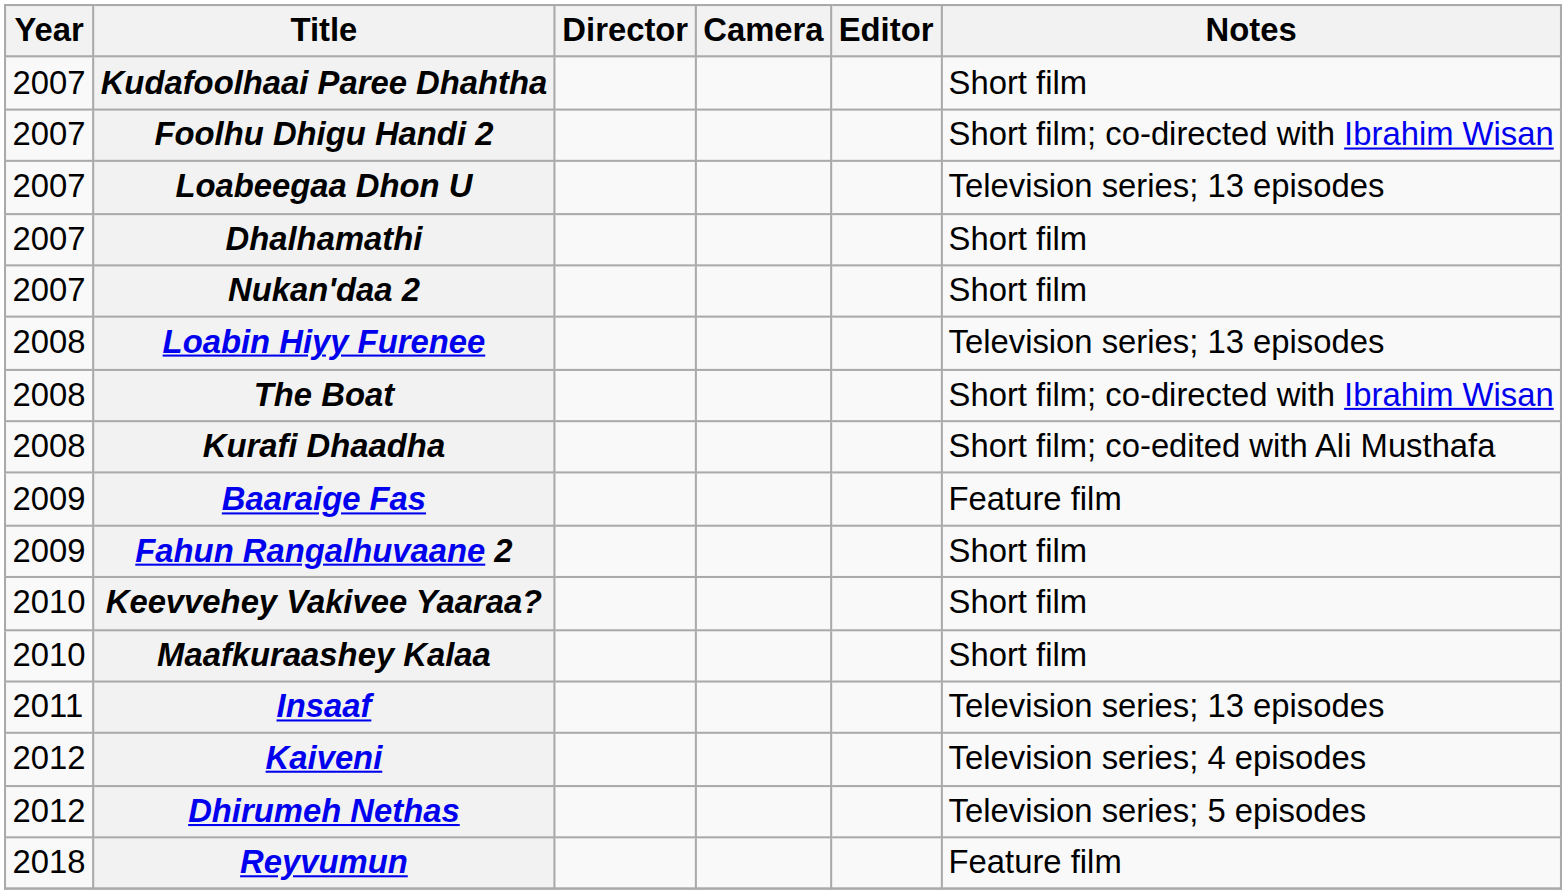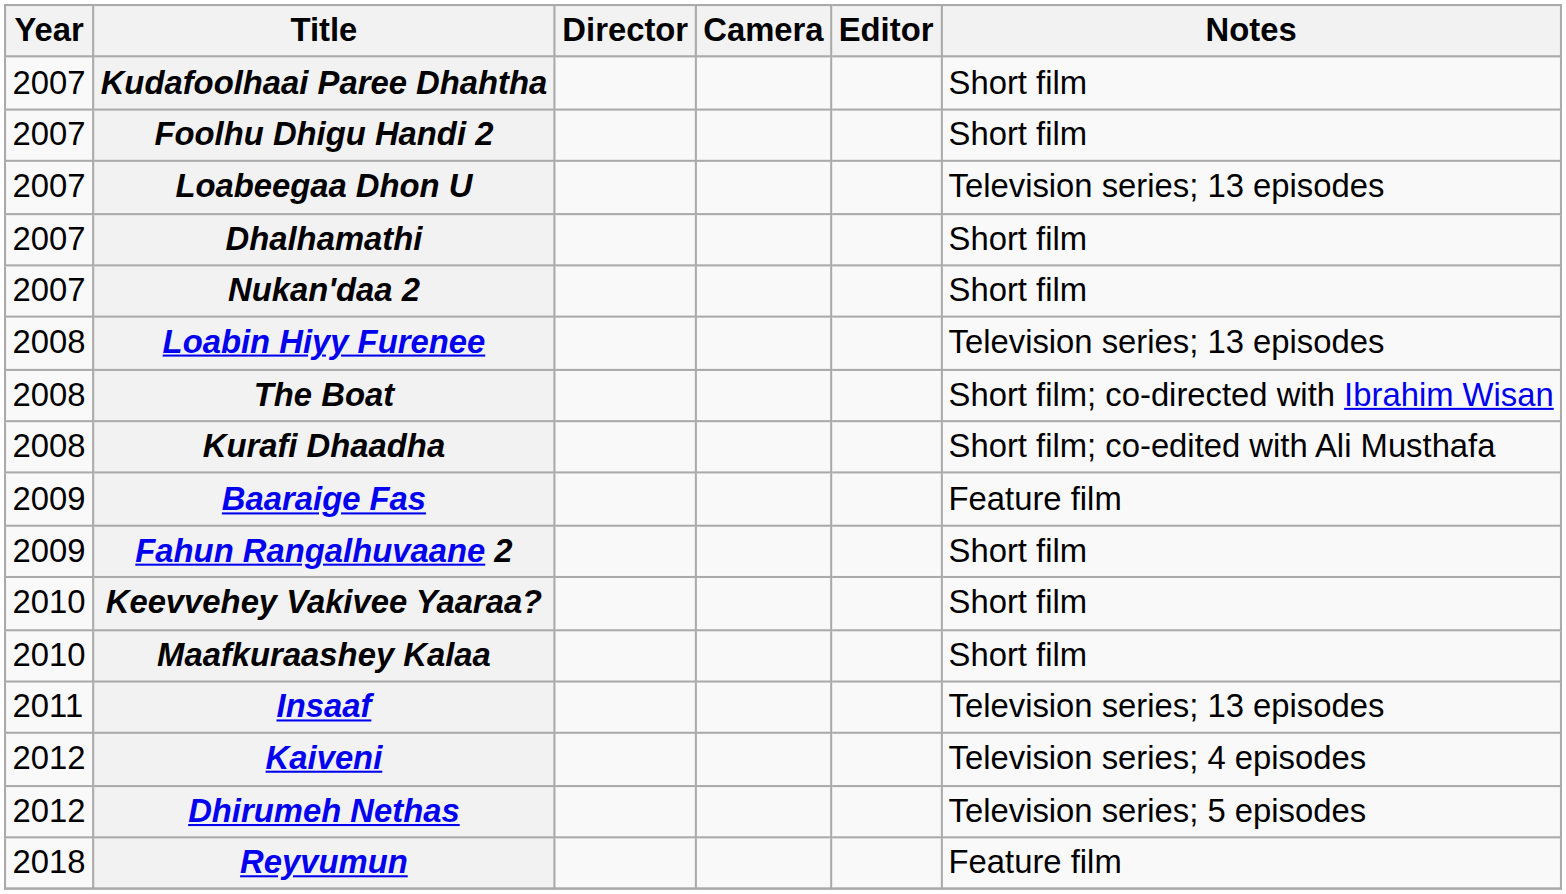(1251, 134) Short film; co-directed with Ibrahim Wisan -> (1018, 134) Short film
